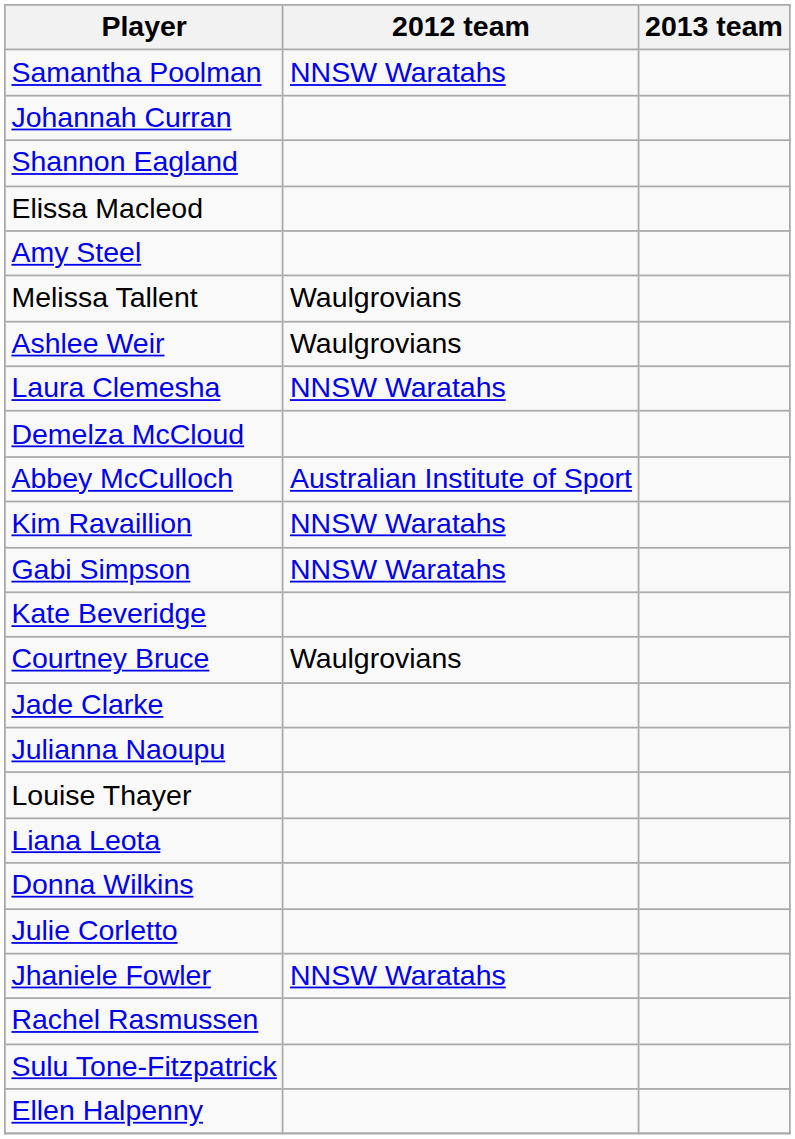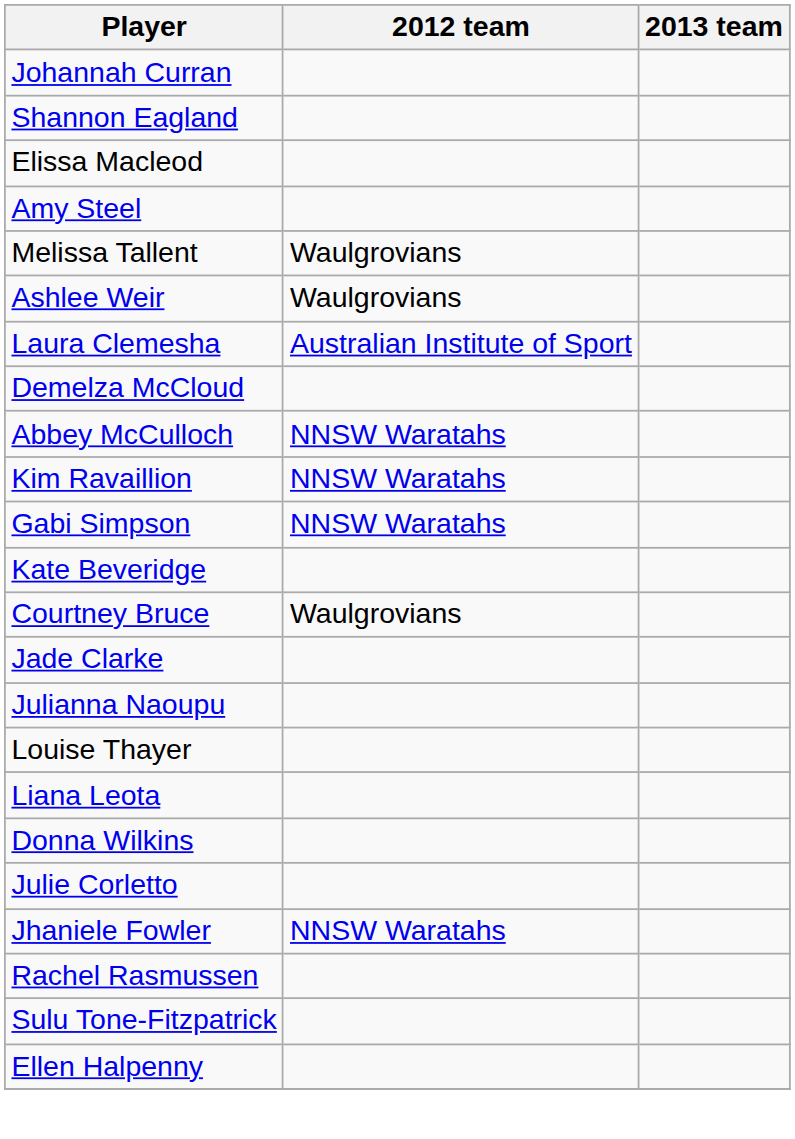- row: (137, 72)
(398, 388) NNSW Waratahs -> (461, 343) Australian Institute of Sport
(461, 478) Australian Institute of Sport -> (398, 433) NNSW Waratahs
